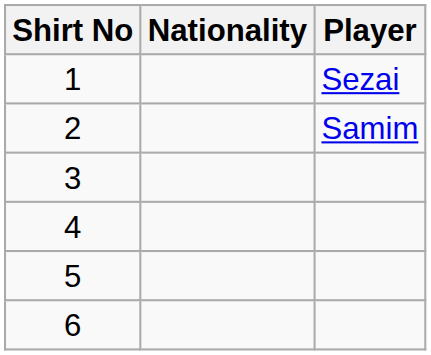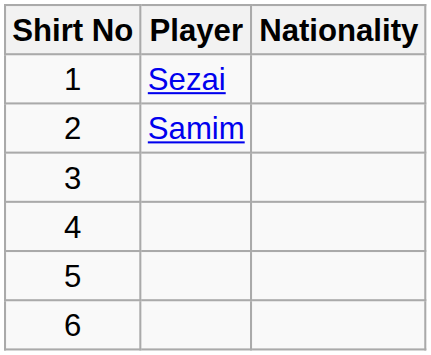columns swapped: (227, 30) <-> (370, 30)
